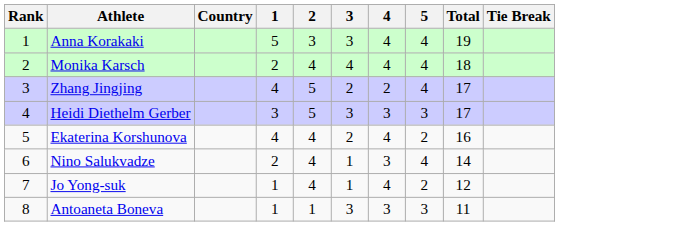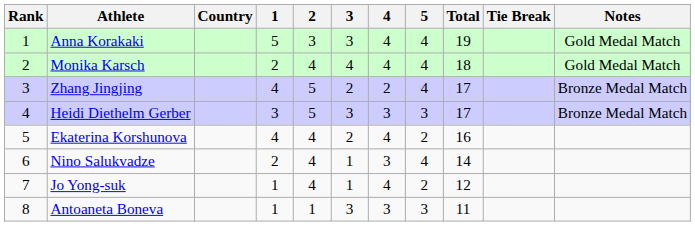+ column: (622, 16)
